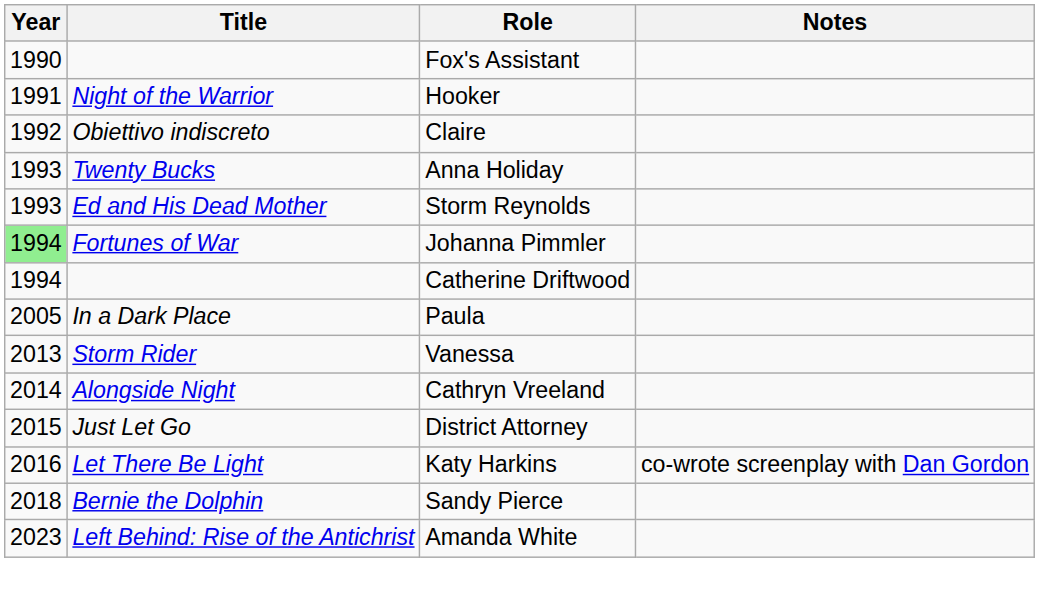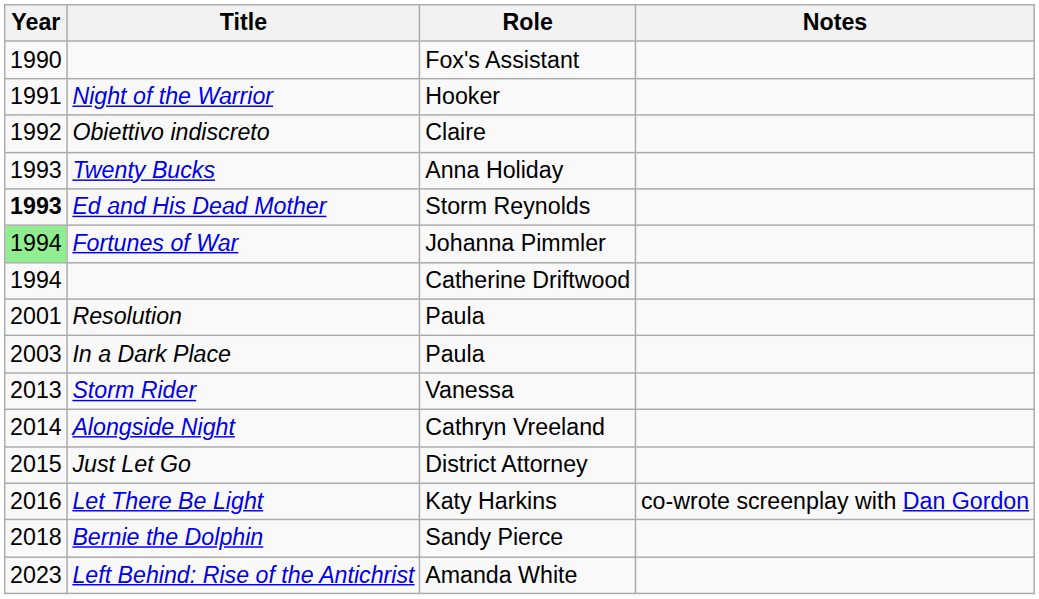(36, 206) normal -> (36, 206) bold
+ row: (127, 317)
(36, 317) 2005 -> (36, 354) 2003
